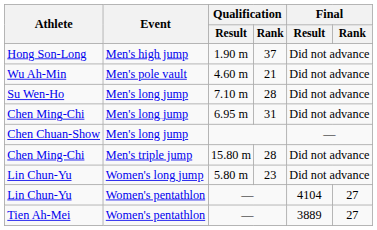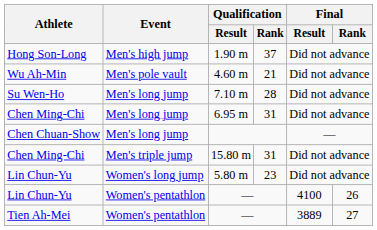(270, 155) 28 -> (270, 155) 31
(309, 195) 4104 -> (309, 195) 4100
(352, 195) 27 -> (352, 195) 26
